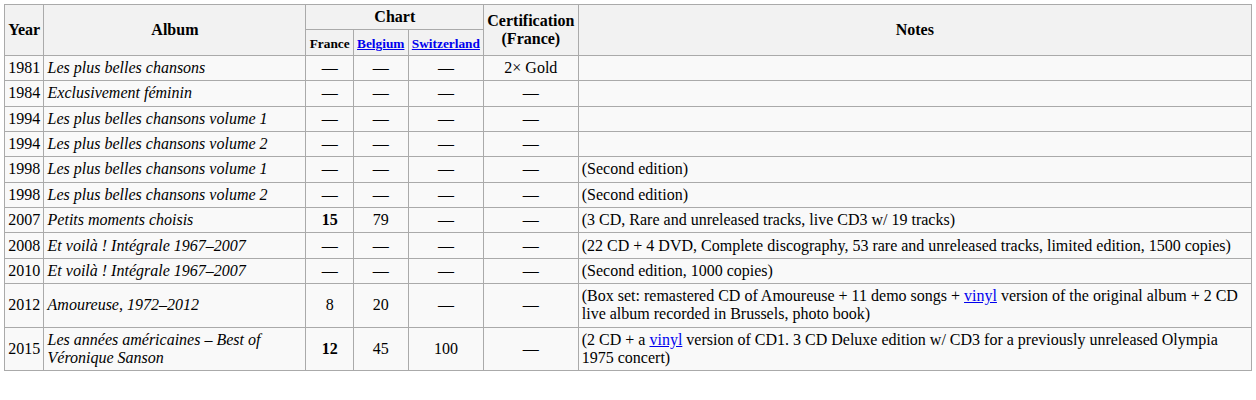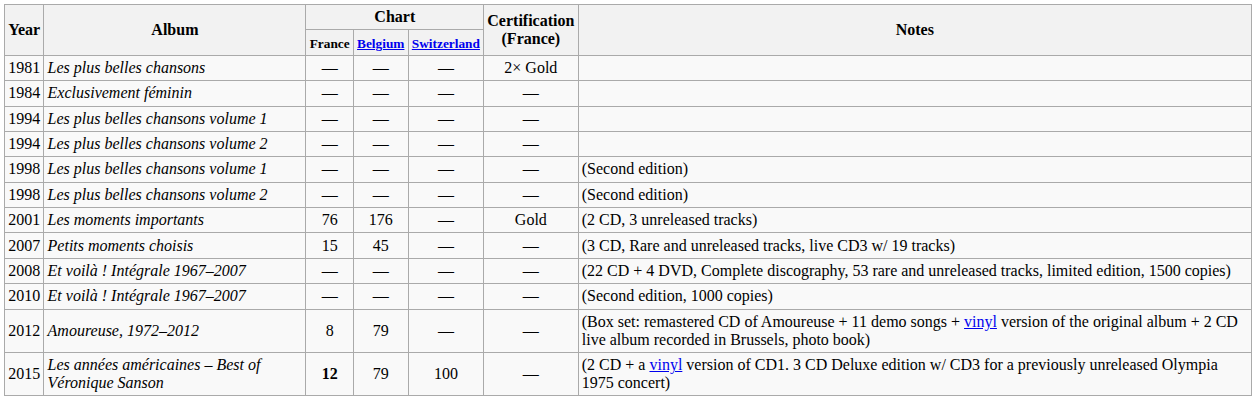+ row: (24, 220)
(330, 220) bold -> (330, 245) normal
(381, 220) 79 -> (381, 245) 45
(381, 305) 20 -> (381, 330) 79
(381, 348) 45 -> (381, 374) 79
